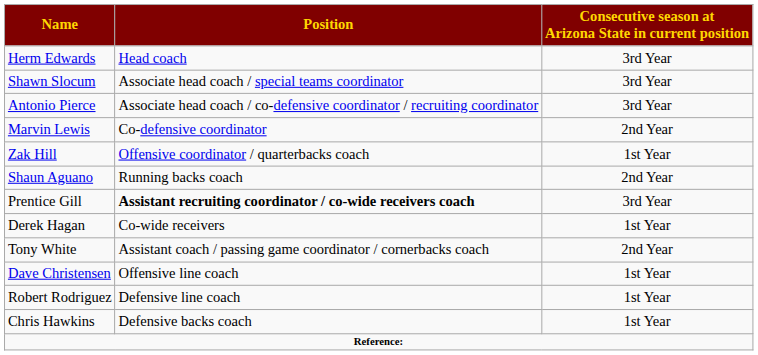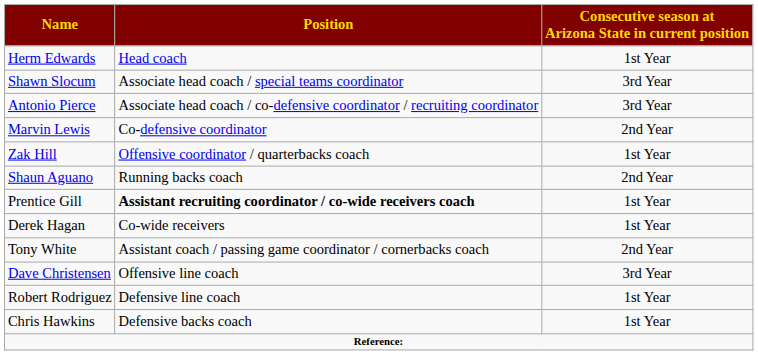(647, 58) 3rd Year -> (647, 58) 1st Year
(647, 201) 3rd Year -> (647, 201) 1st Year
(647, 273) 1st Year -> (647, 273) 3rd Year
